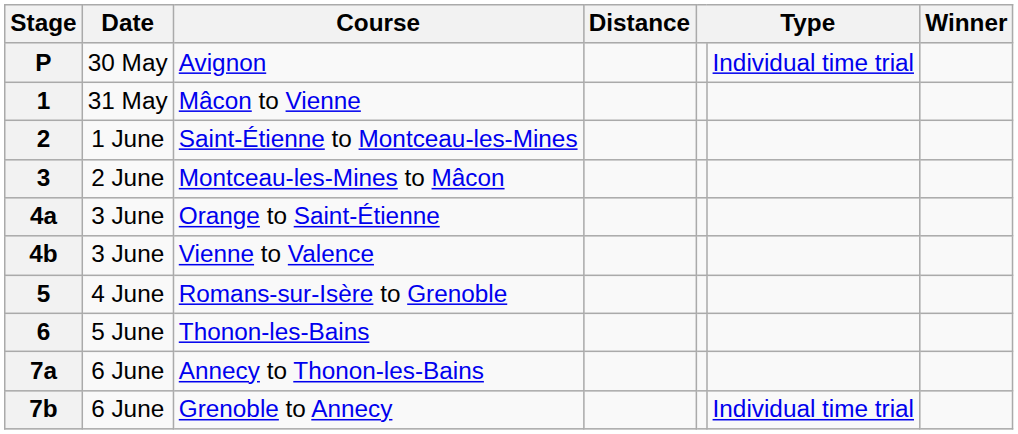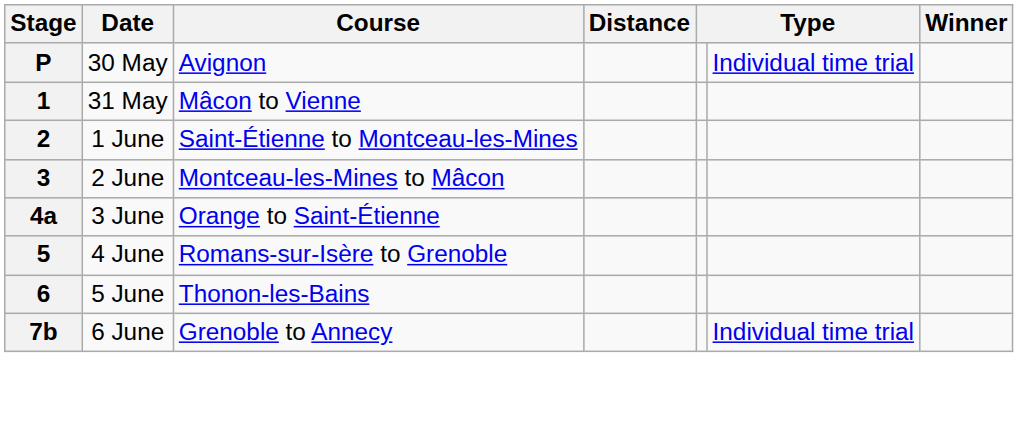- row: (43, 255)
- row: (43, 370)
